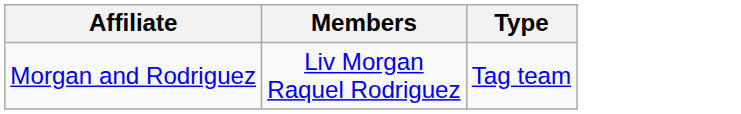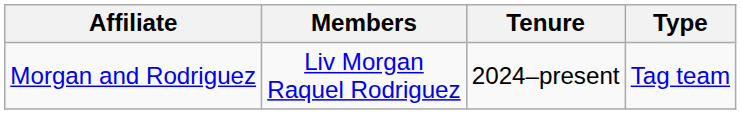+ column: (546, 23)
